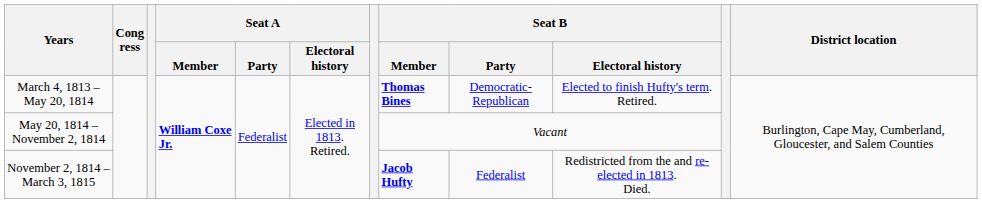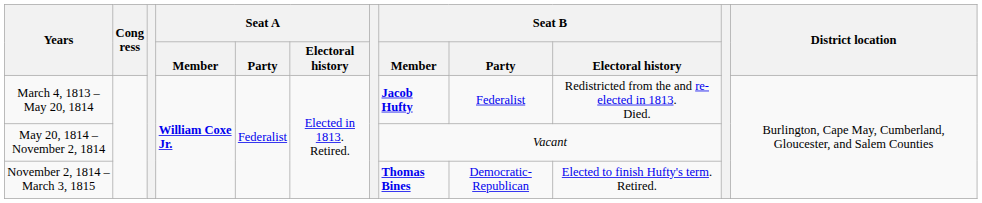(403, 94) Thomas Bines -> (397, 99) Jacob Hufty
(501, 94) Democratic-Republican -> (501, 99) Federalist
(637, 94) Elected to finish Hufty's term. Retired. -> (637, 99) Redistricted from the and re-elected in 1813. Died.
(397, 174) Jacob Hufty -> (403, 179) Thomas Bines
(501, 174) Federalist -> (501, 179) Democratic-Republican
(637, 174) Redistricted from the and re-elected in 1813. Died. -> (637, 179) Elected to finish Hufty's term. Retired.
